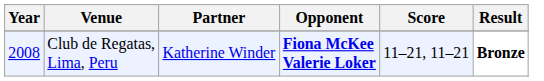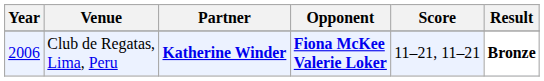(24, 53) 2008 -> (24, 53) 2006
(219, 53) normal -> (224, 53) bold
